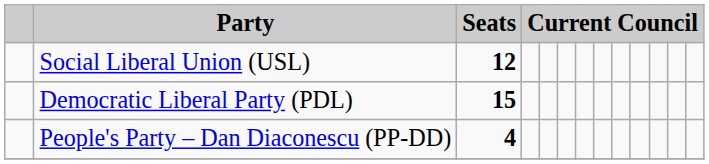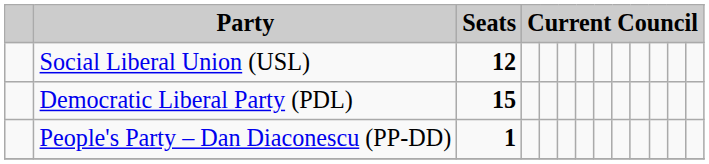(510, 138) 4 -> (510, 138) 1
